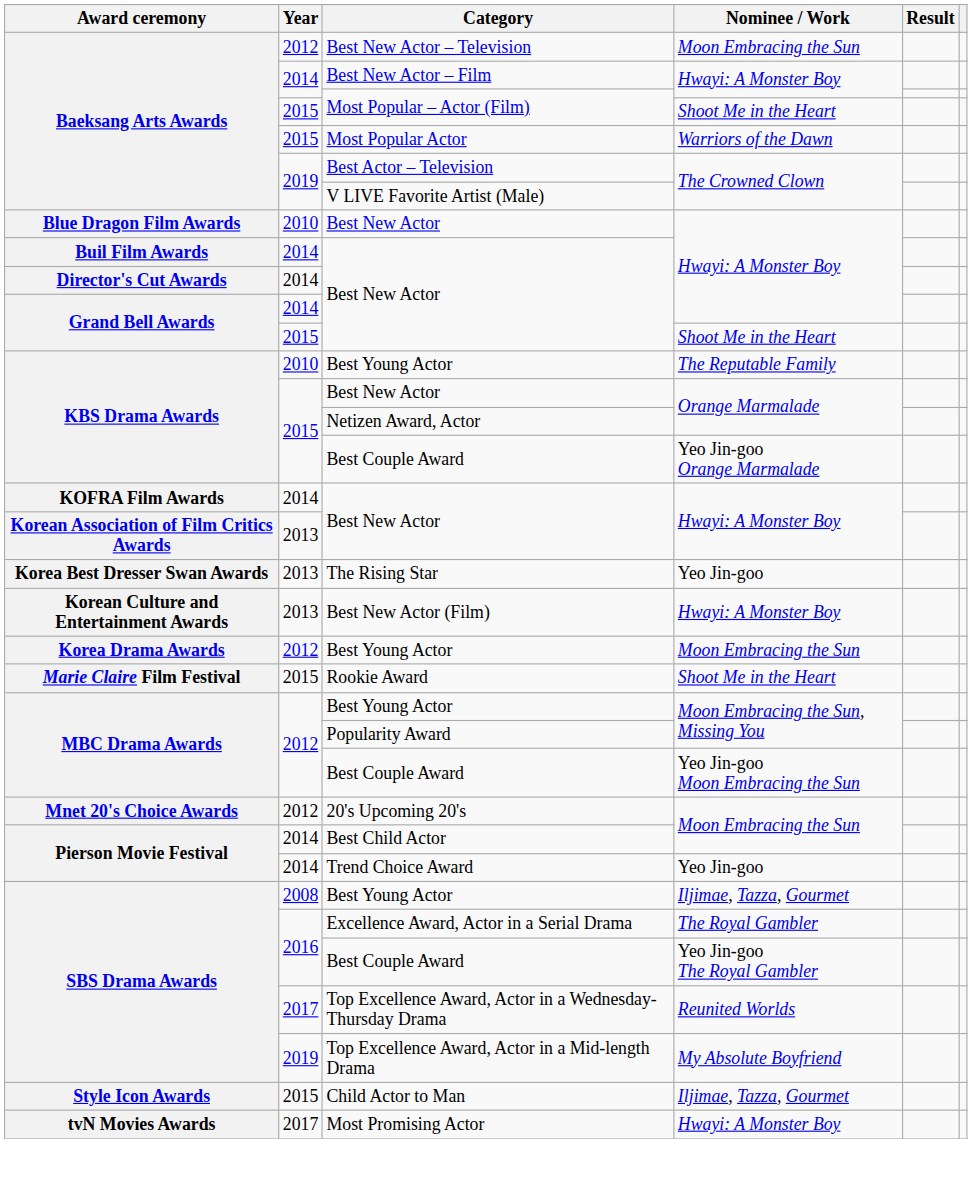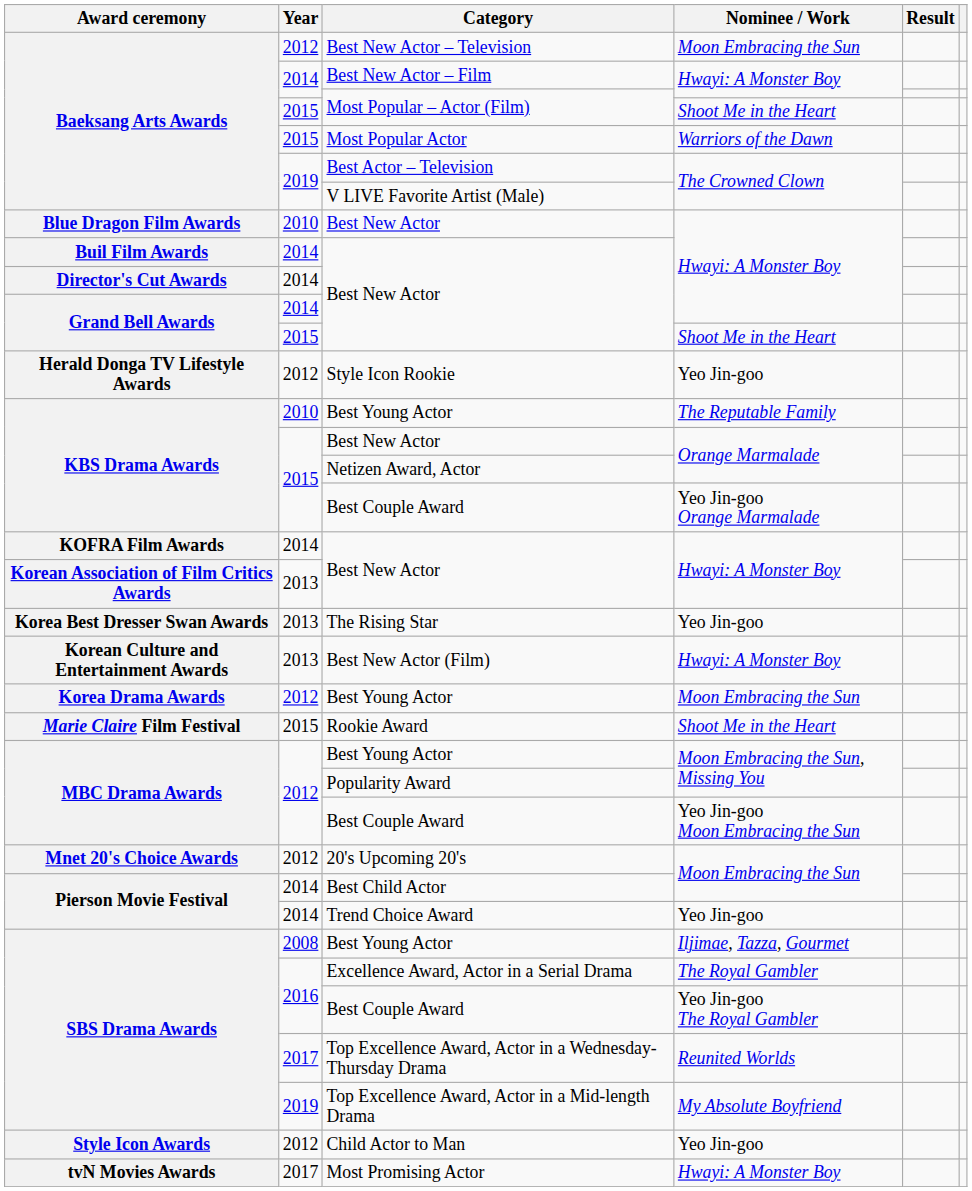+ row: (142, 374)
(301, 1096) 2015 -> (301, 1144) 2012
(763, 1096) Iljimae, Tazza, Gourmet -> (721, 1144) Yeo Jin-goo
